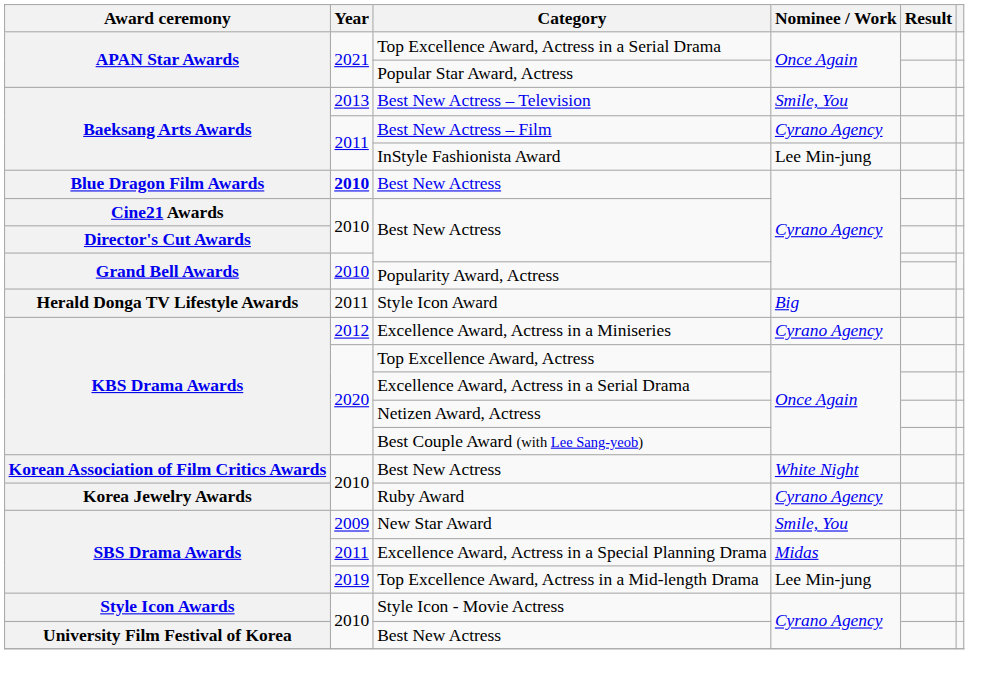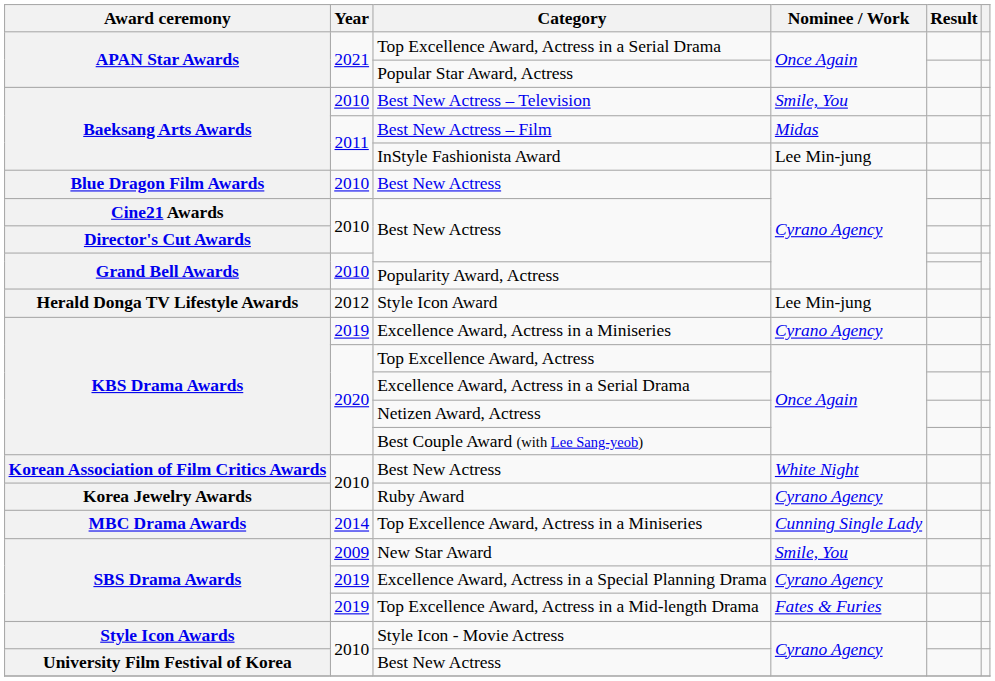(352, 101) 2013 -> (352, 101) 2010
(829, 128) Cyrano Agency -> (797, 128) Midas
(352, 184) bold -> (352, 184) normal
(352, 302) 2011 -> (352, 302) 2012
(787, 302) Big -> (823, 302) Lee Min-jung
(352, 330) 2012 -> (352, 330) 2019
+ row: (167, 524)
(352, 551) 2011 -> (352, 579) 2019
(797, 551) Midas -> (829, 579) Cyrano Agency
(823, 579) Lee Min-jung -> (828, 607) Fates & Furies
